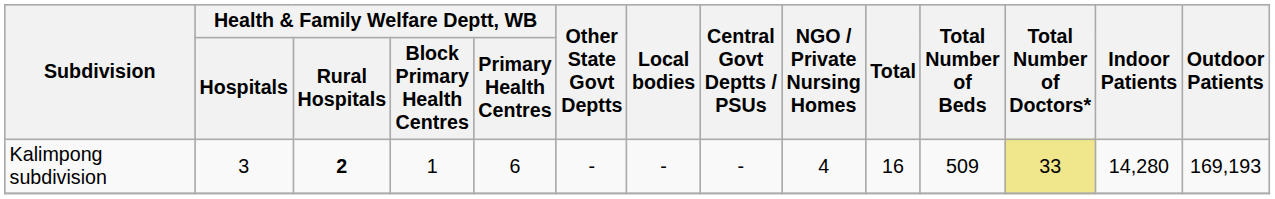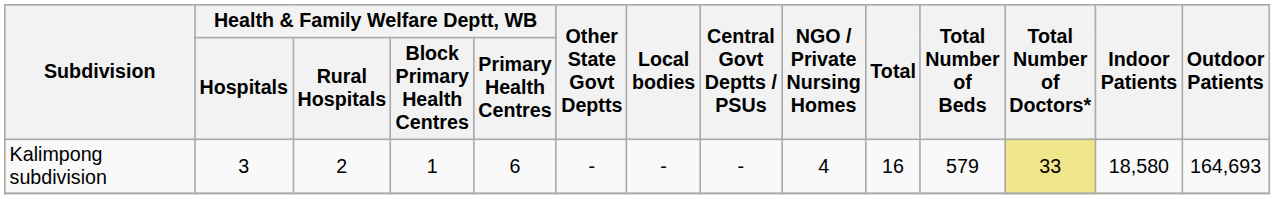(342, 166) bold -> (342, 166) normal
(963, 166) 509 -> (963, 166) 579
(1139, 166) 14,280 -> (1139, 166) 18,580
(1226, 166) 169,193 -> (1226, 166) 164,693
